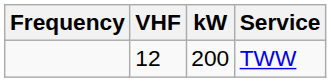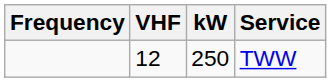(210, 58) 200 -> (210, 58) 250
